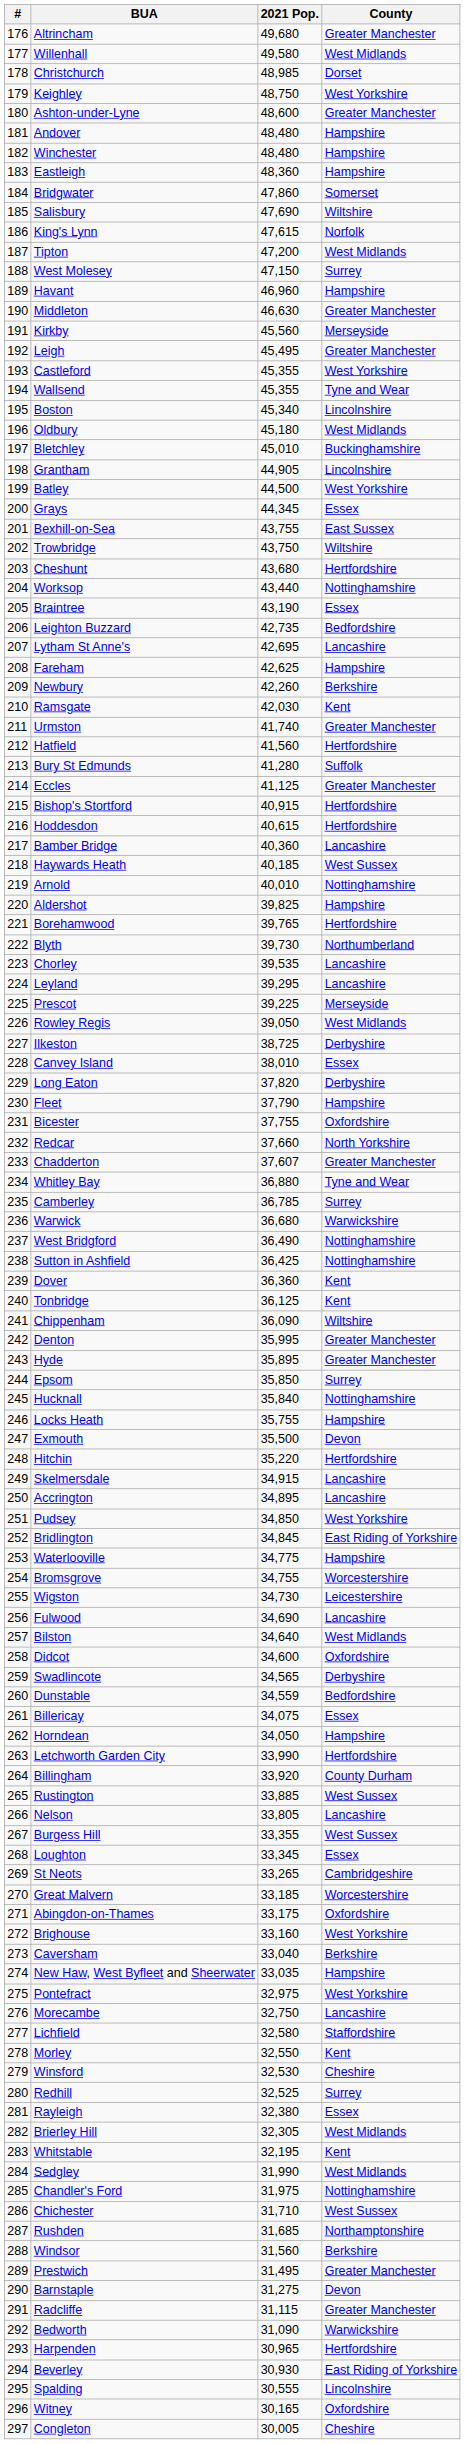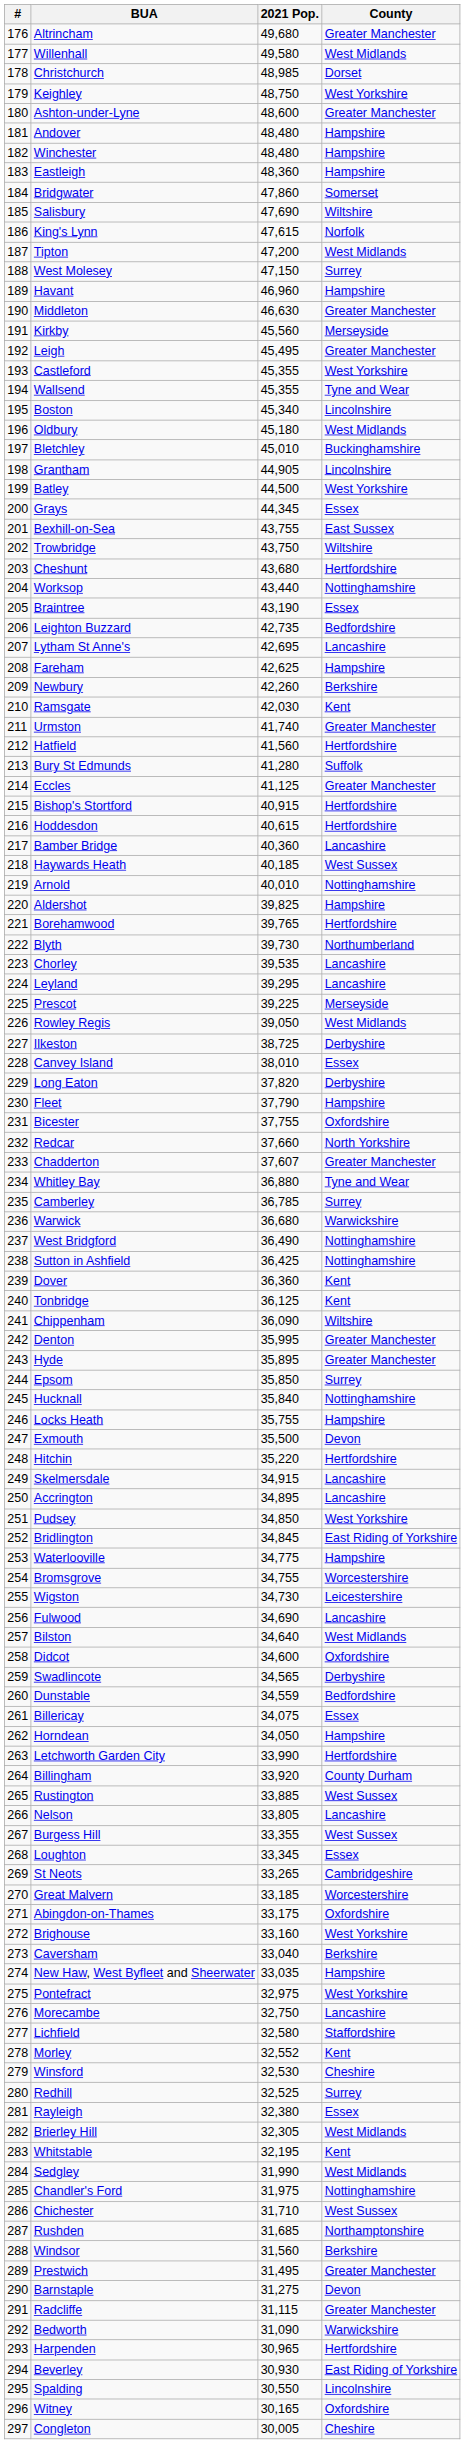(280, 2053) 32,550 -> (280, 2053) 32,552
(280, 2389) 30,555 -> (280, 2389) 30,550
